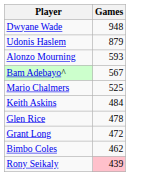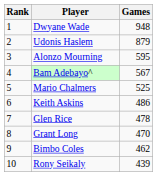+ column: (18, 12)
(116, 57) 593 -> (143, 57) 595
(116, 103) 484 -> (143, 103) 486
(116, 133) 472 -> (143, 133) 470
(116, 164) pink background -> (143, 164) no background
